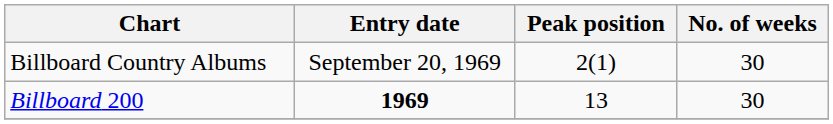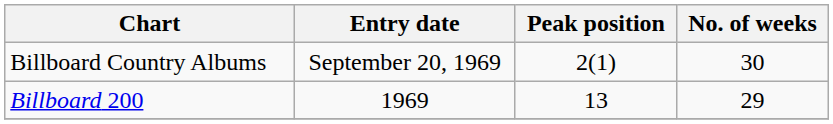(405, 99) bold -> (405, 99) normal
(752, 99) 30 -> (752, 99) 29
